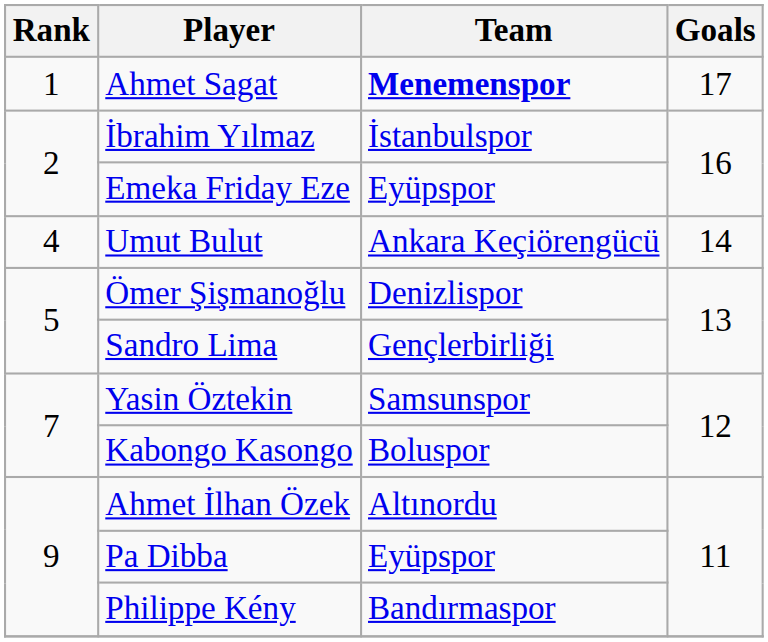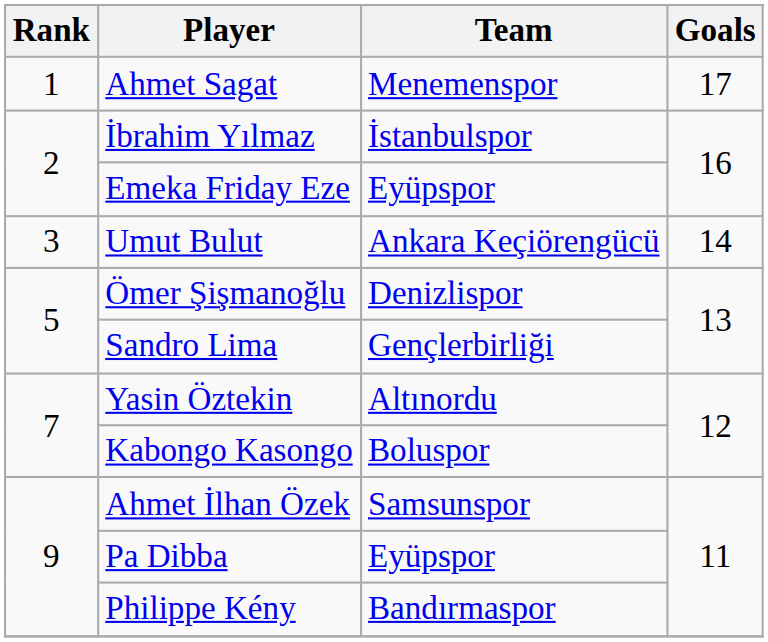(469, 83) bold -> (463, 83) normal
(51, 240) 4 -> (51, 240) 3
(449, 398) Samsunspor -> (432, 398) Altınordu
(432, 503) Altınordu -> (449, 503) Samsunspor
